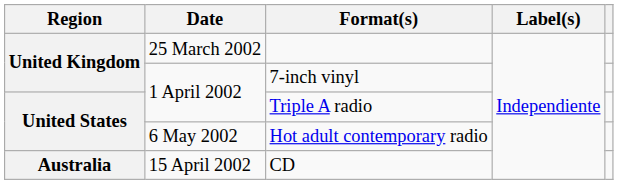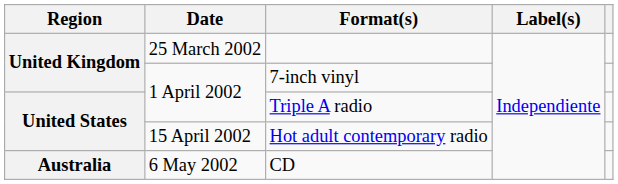(193, 135) 6 May 2002 -> (200, 135) 15 April 2002
(200, 164) 15 April 2002 -> (193, 164) 6 May 2002
